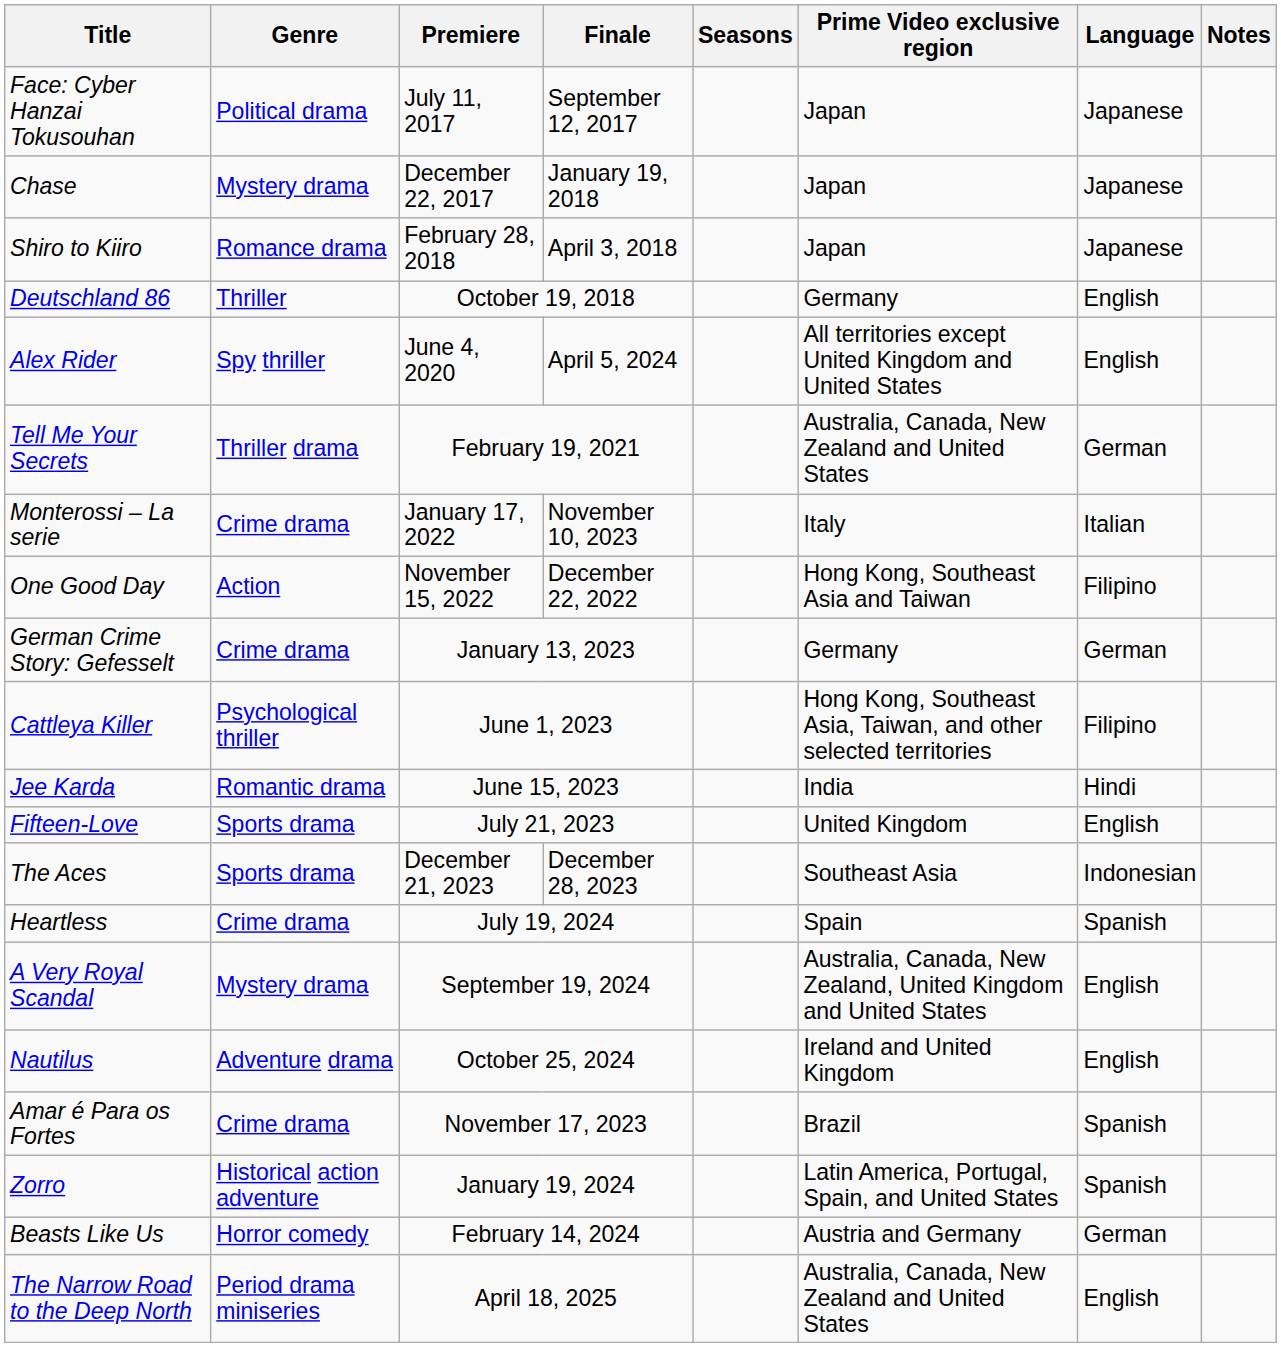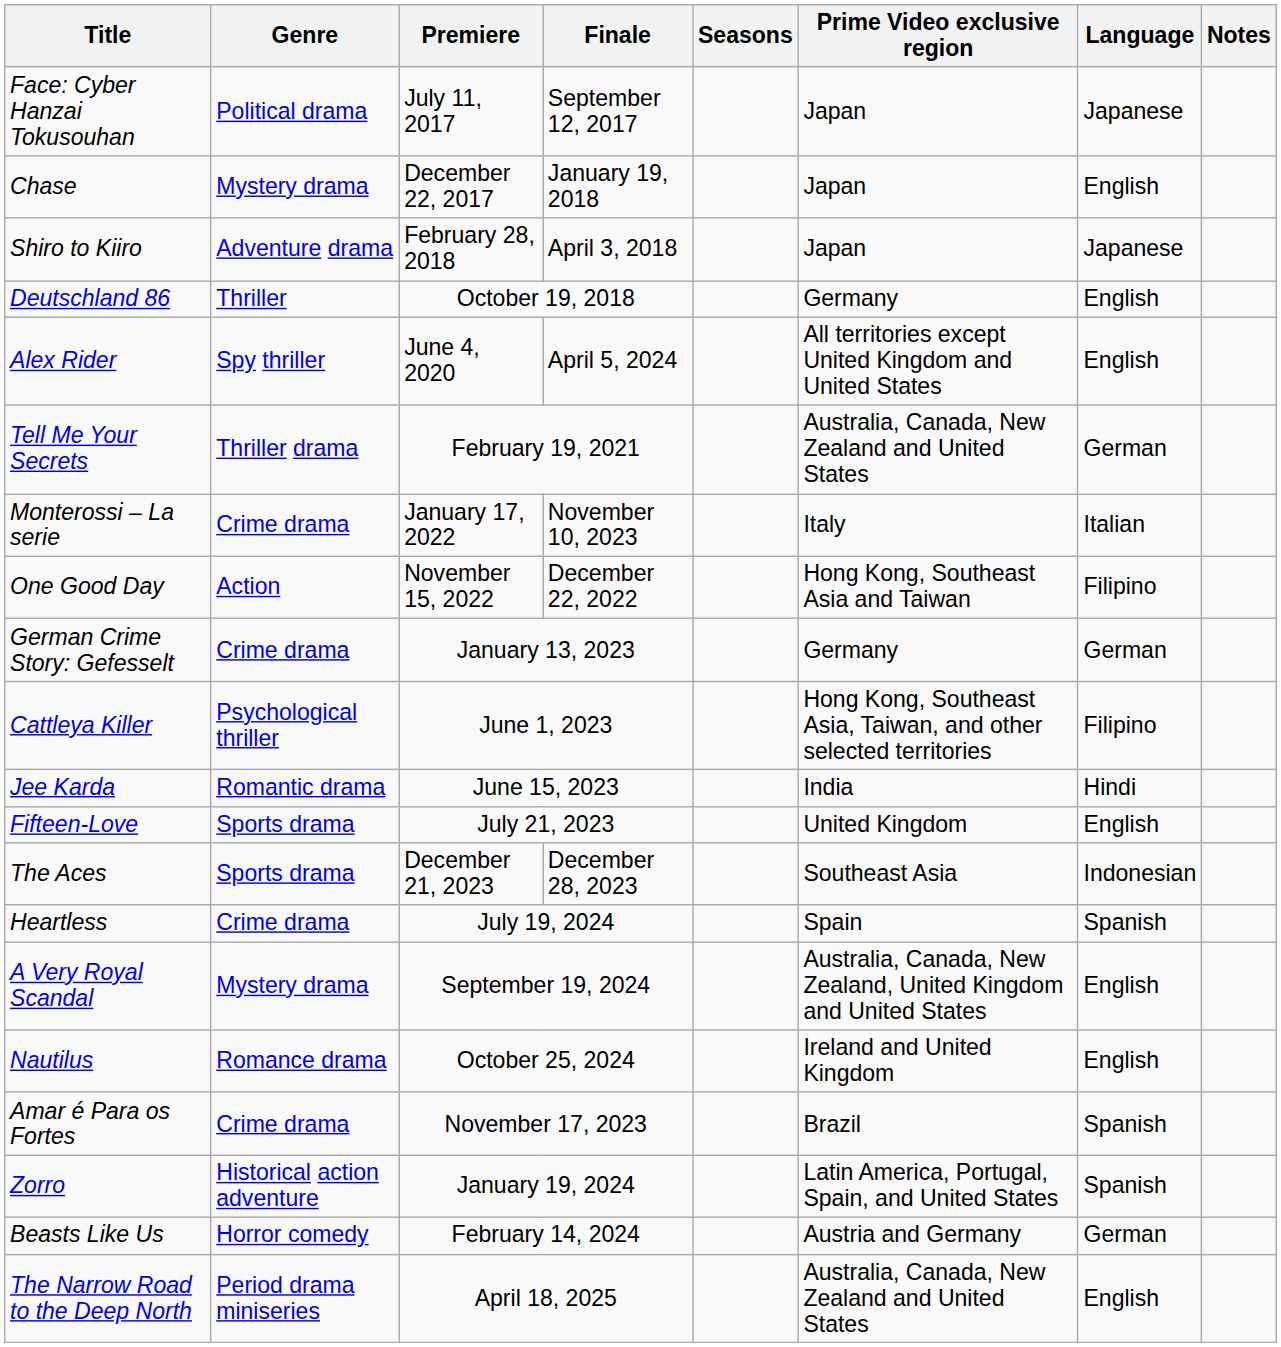(1133, 186) Japanese -> (1121, 186) English
(301, 249) Romance drama -> (305, 249) Adventure drama
(305, 1061) Adventure drama -> (301, 1061) Romance drama
